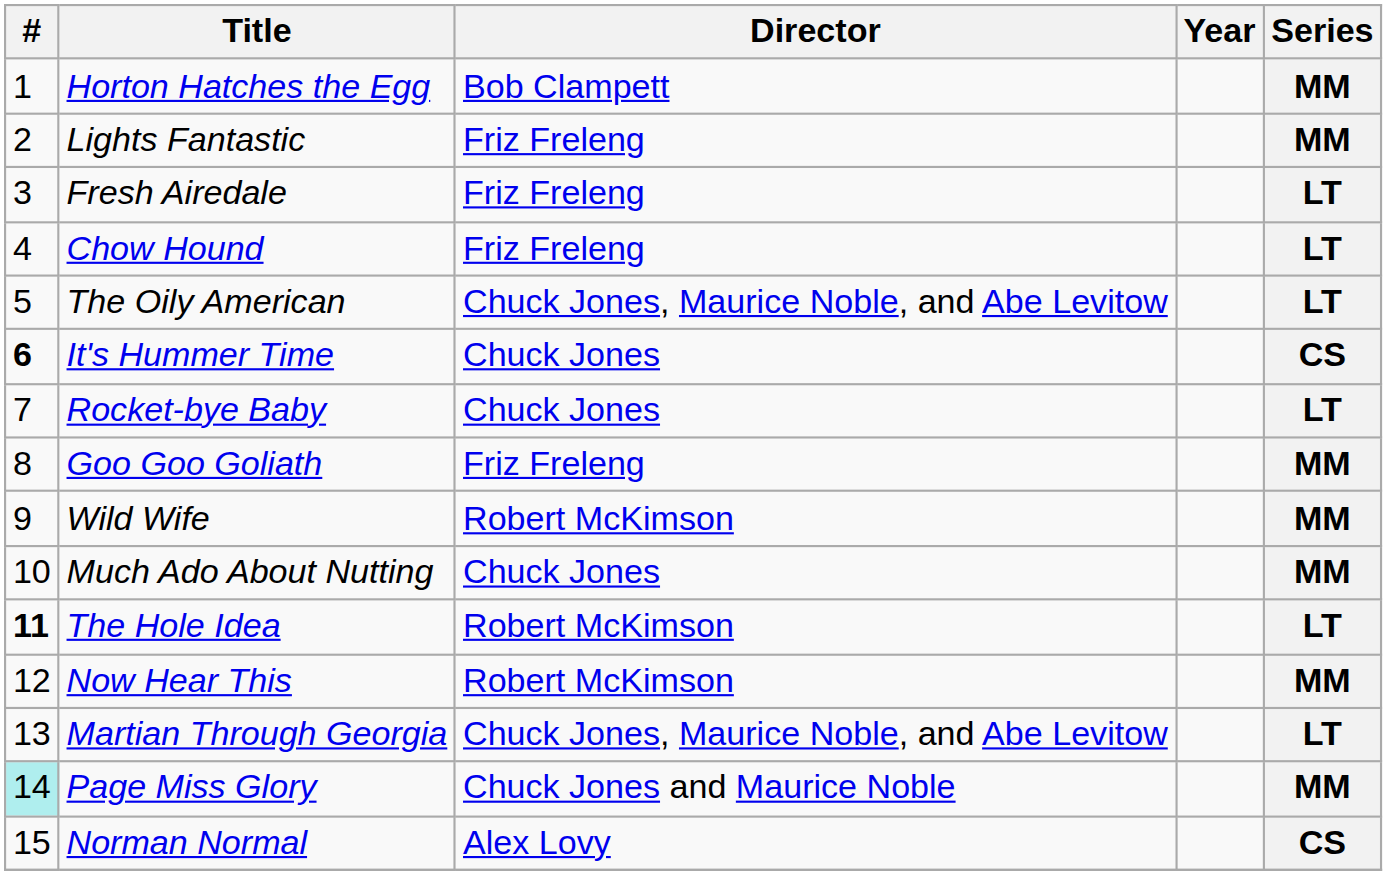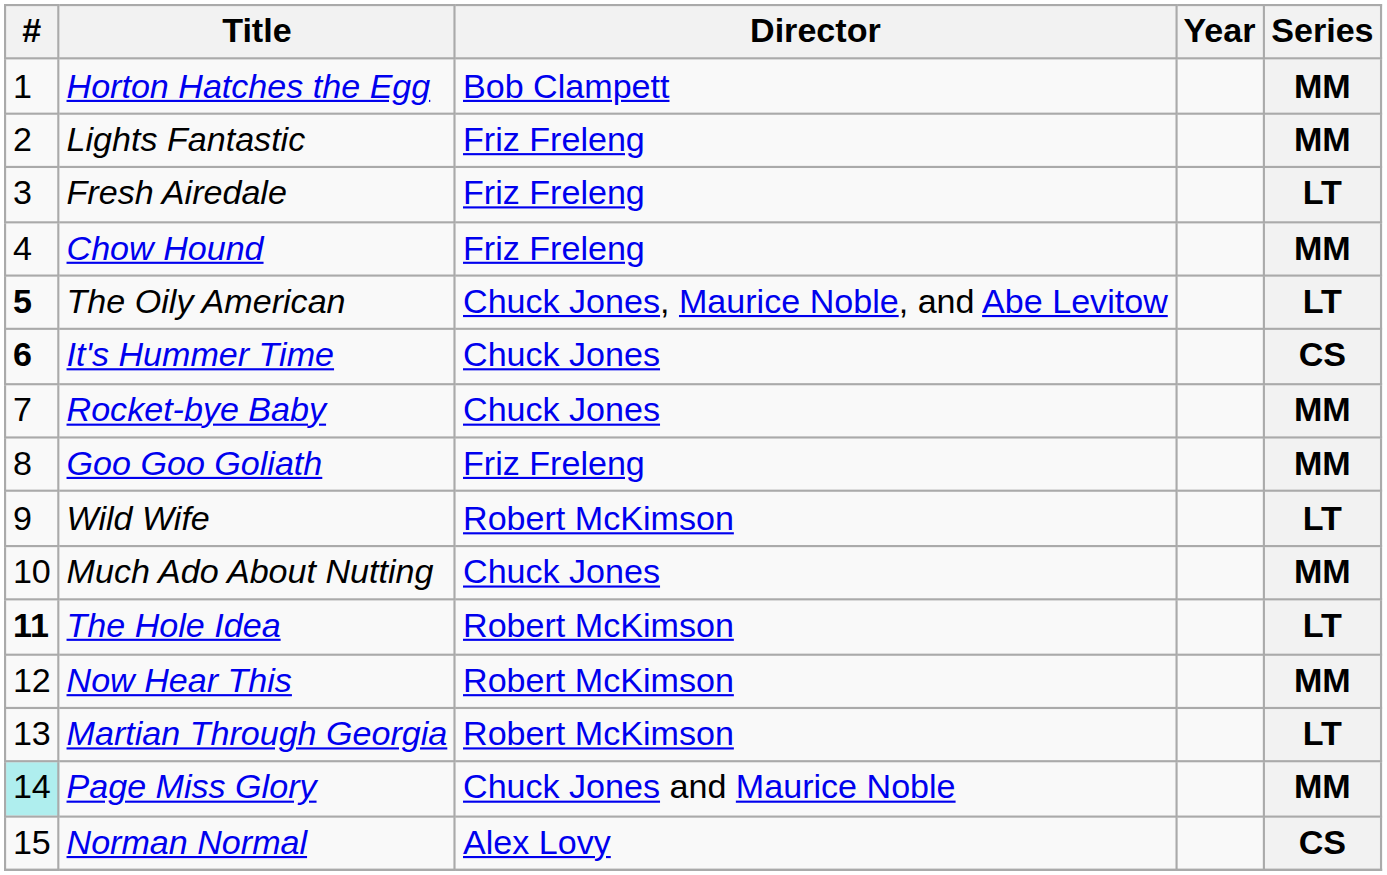(1322, 247) LT -> (1322, 247) MM
(22, 301) normal -> (22, 301) bold
(1322, 409) LT -> (1322, 409) MM
(1322, 517) MM -> (1322, 517) LT
(815, 734) Chuck Jones, Maurice Noble, and Abe Levitow -> (598, 734) Robert McKimson
